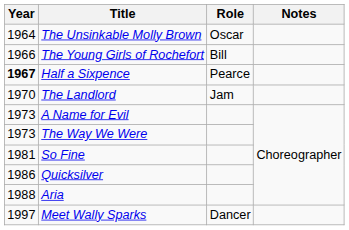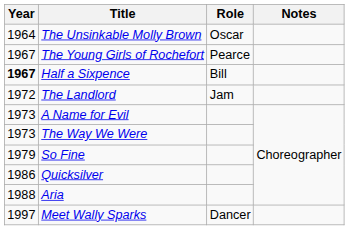(21, 54) 1966 -> (21, 54) 1967
(218, 54) Bill -> (230, 54) Pearce
(230, 74) Pearce -> (218, 74) Bill
(21, 94) 1970 -> (21, 94) 1972
(21, 154) 1981 -> (21, 154) 1979
